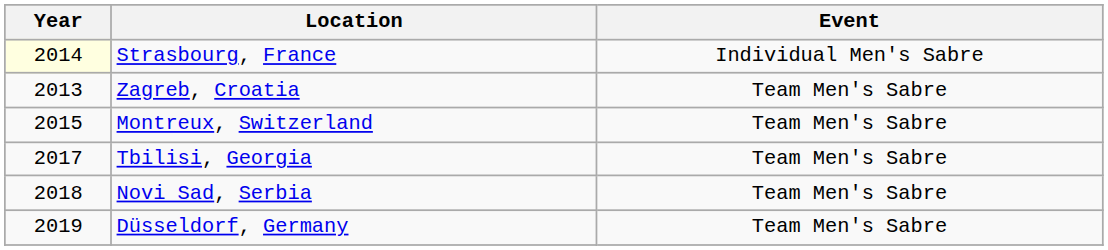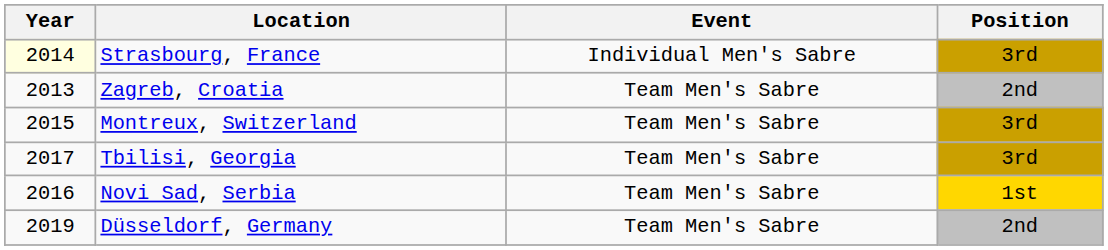+ column: (1020, 22)
(58, 193) 2018 -> (50, 193) 2016
